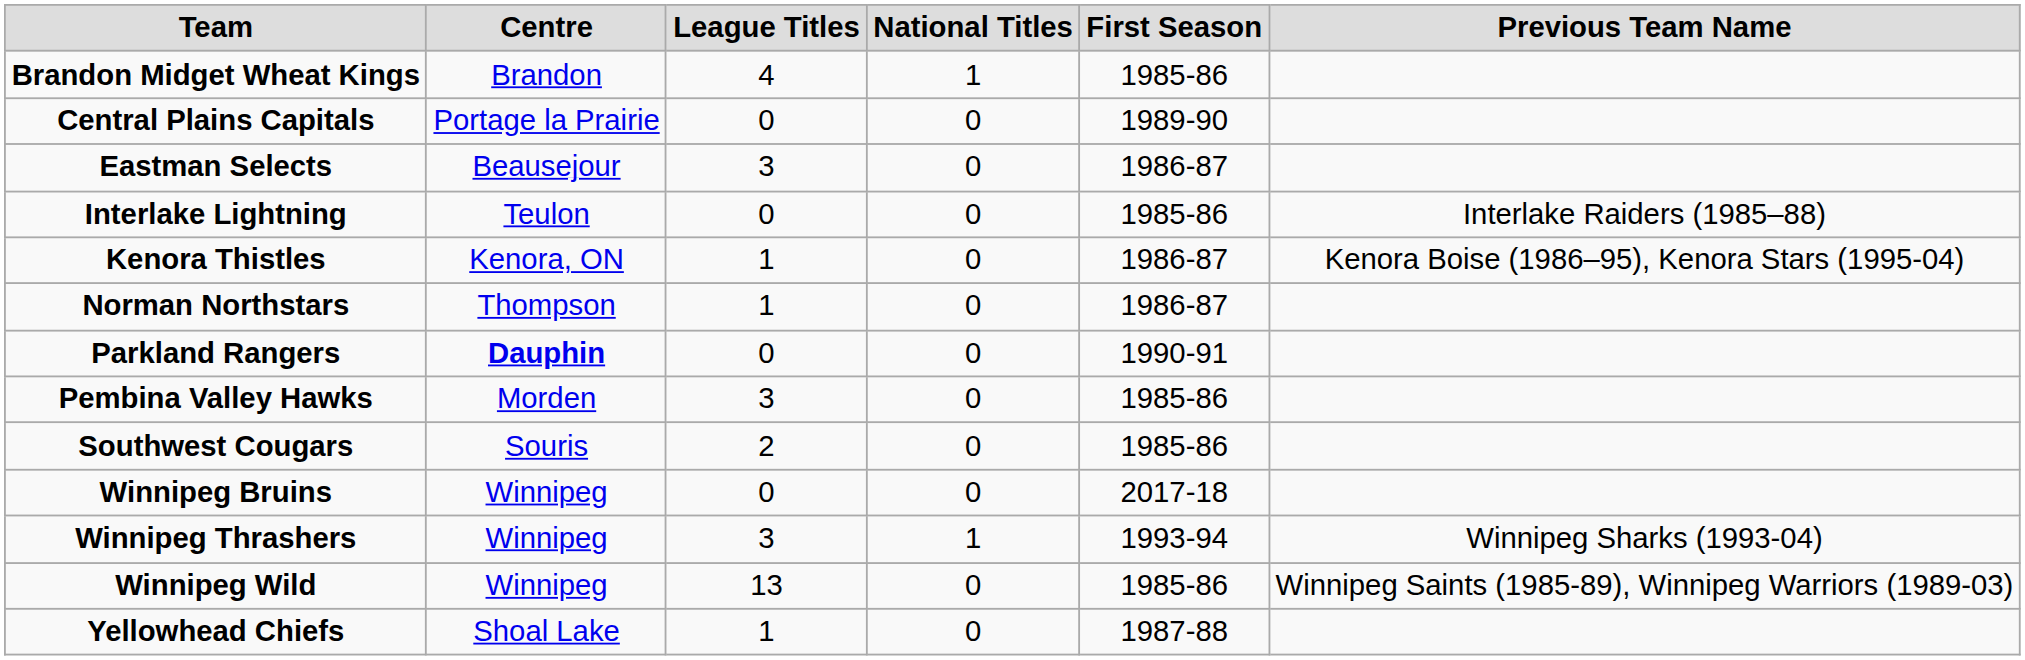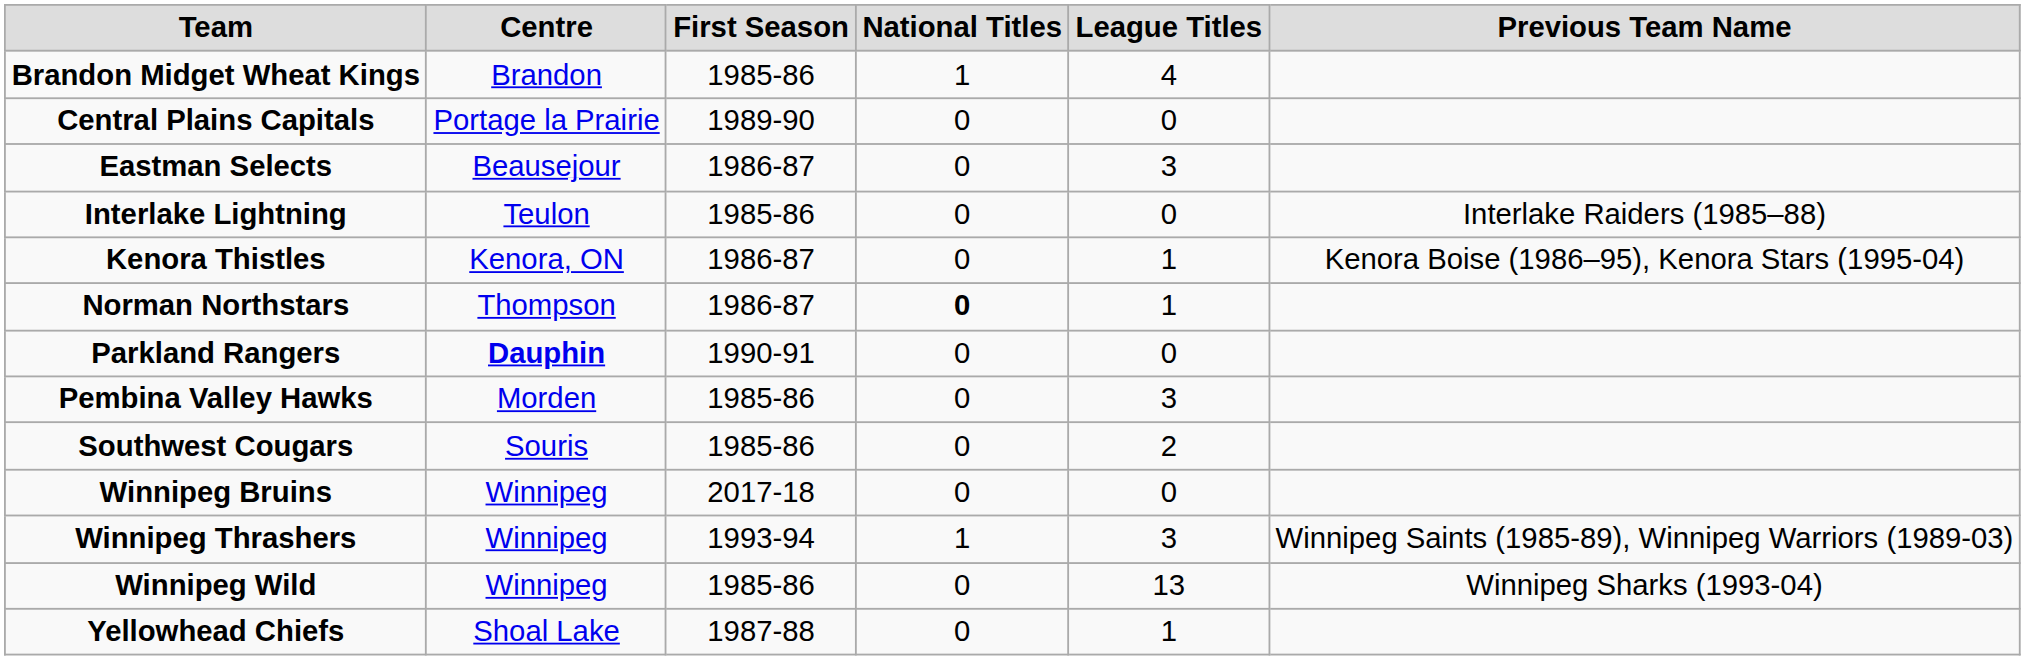columns swapped: (766, 27) <-> (1174, 27)
(973, 306) normal -> (962, 306) bold
(1644, 538) Winnipeg Sharks (1993-04) -> (1644, 538) Winnipeg Saints (1985-89), Winnipeg Warriors (1989-03)
(1644, 584) Winnipeg Saints (1985-89), Winnipeg Warriors (1989-03) -> (1644, 584) Winnipeg Sharks (1993-04)
